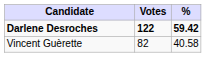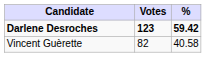(146, 28) 122 -> (146, 28) 123
